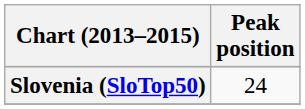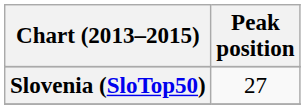(255, 85) 24 -> (255, 85) 27
